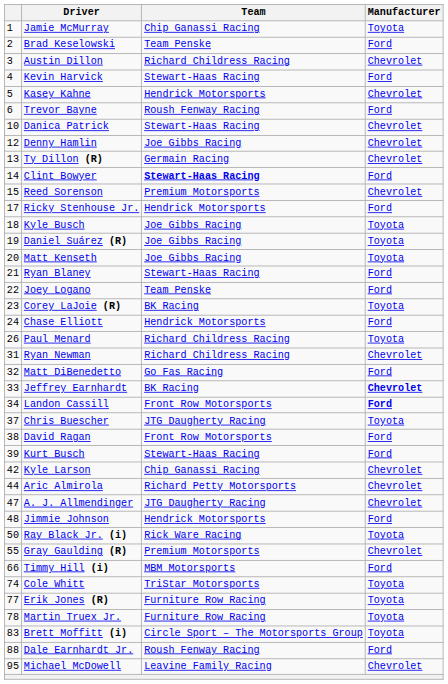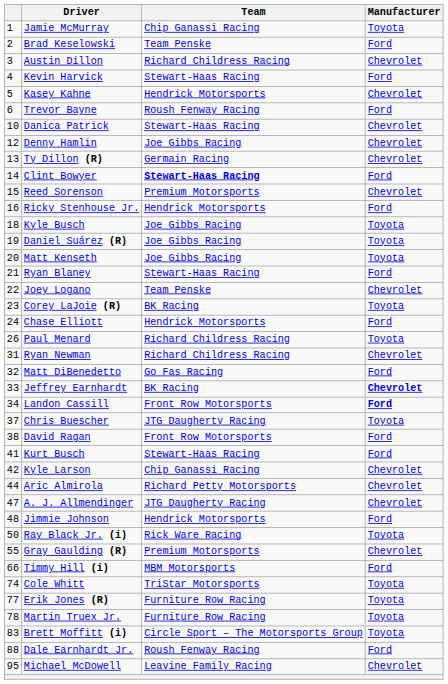(13, 209) 17 -> (13, 209) 16
(380, 291) Ford -> (395, 291) Chevrolet
(13, 454) 39 -> (13, 454) 41
